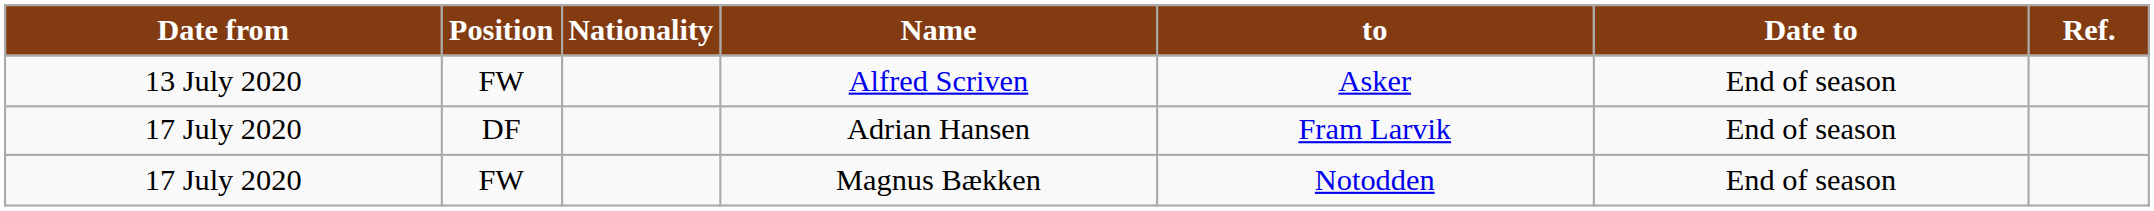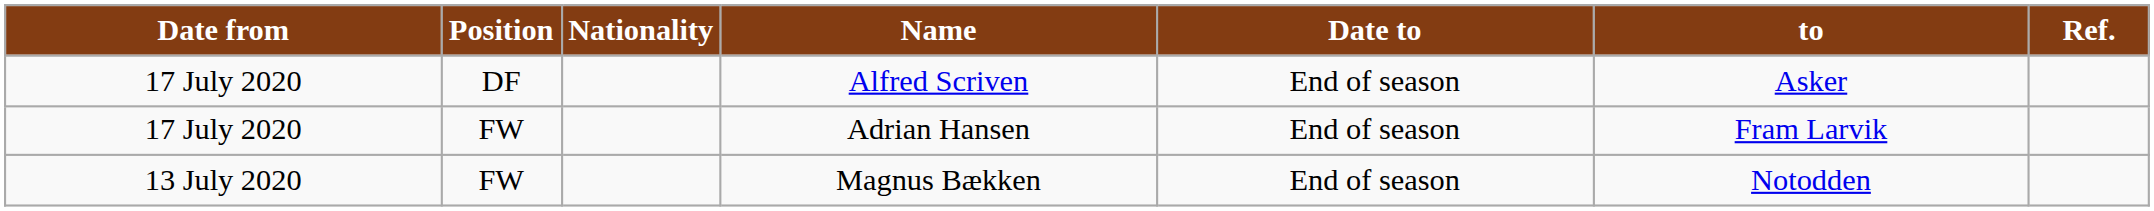columns swapped: (1375, 29) <-> (1811, 29)
(223, 80) 13 July 2020 -> (223, 80) 17 July 2020
(501, 80) FW -> (501, 80) DF
(501, 130) DF -> (501, 130) FW
(223, 180) 17 July 2020 -> (223, 180) 13 July 2020
